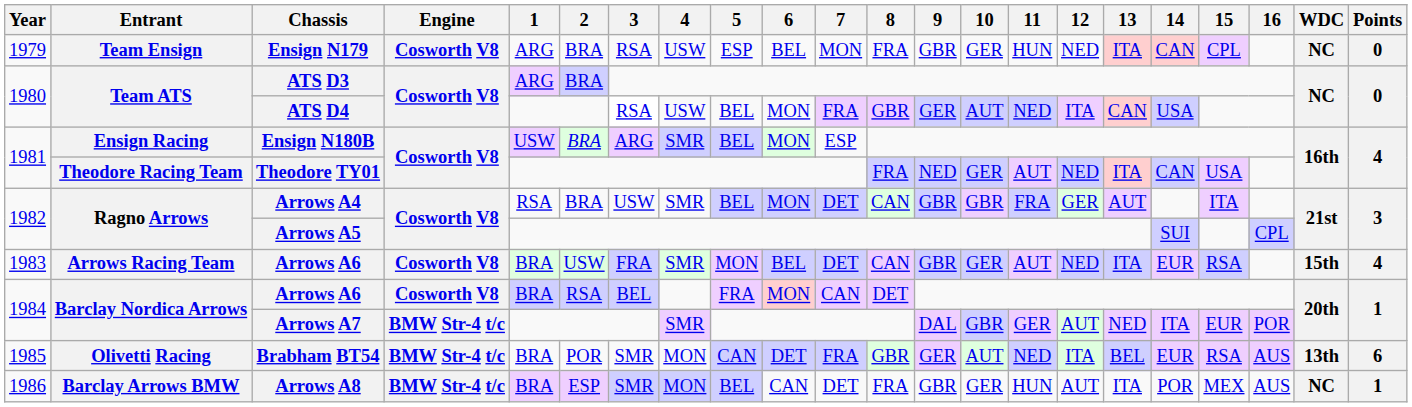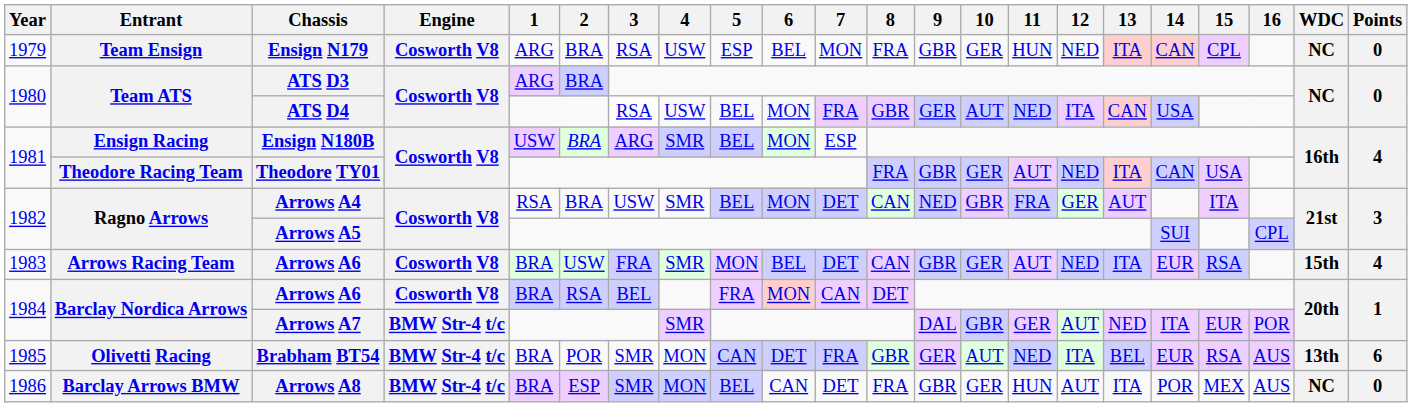(938, 171) NED -> (938, 171) GBR
(938, 202) GBR -> (938, 202) NED
(1378, 385) 1 -> (1378, 385) 0
